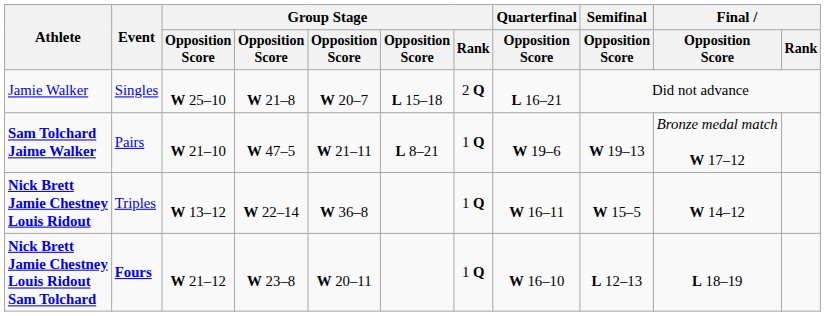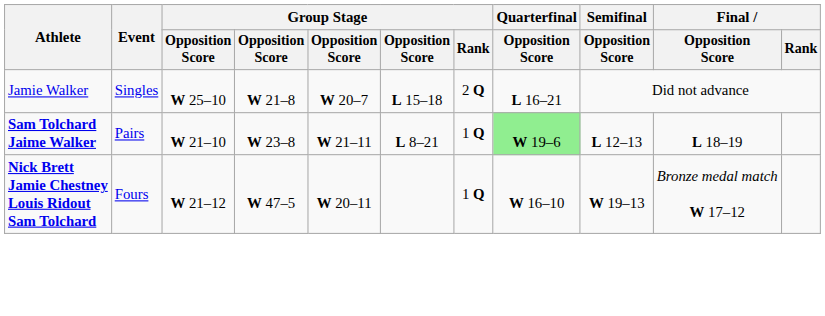(271, 151) W 47–5 -> (271, 142) W 23–8
(537, 151) no background -> (537, 142) lightgreen background
(617, 151) W 19–13 -> (617, 142) L 12–13
(717, 142) Bronze medal match W 17–12 -> (717, 142) L 18–19
- row: (58, 203)
(133, 272) bold -> (132, 194) normal
(271, 281) W 23–8 -> (271, 203) W 47–5
(617, 281) L 12–13 -> (617, 203) W 19–13
(717, 281) L 18–19 -> (717, 194) Bronze medal match W 17–12
